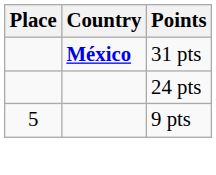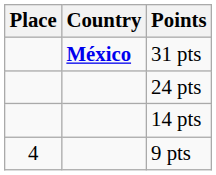+ row: (176, 119)
(33, 119) 5 -> (33, 152) 4
